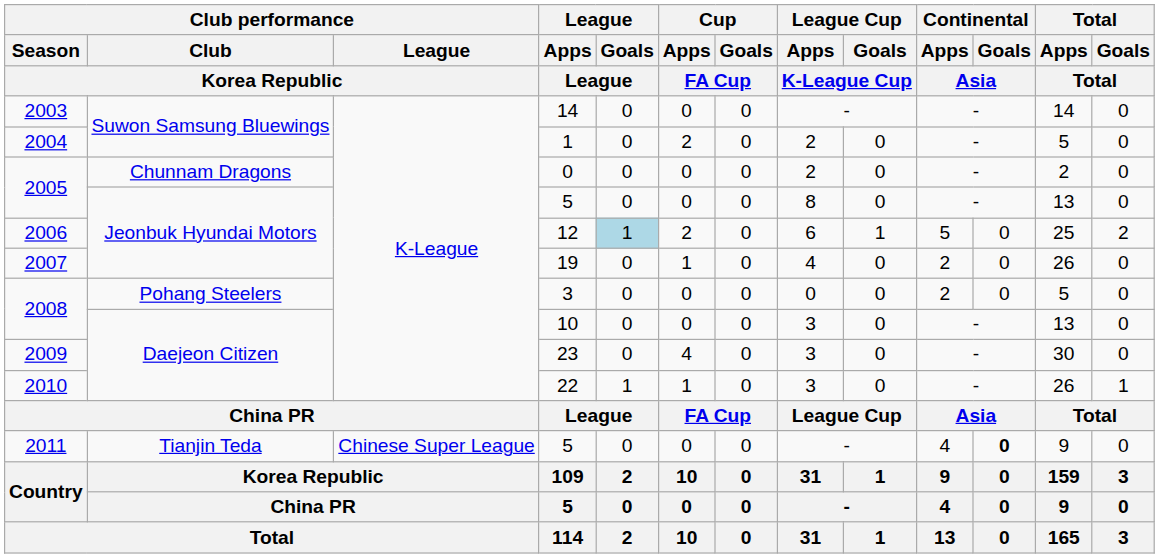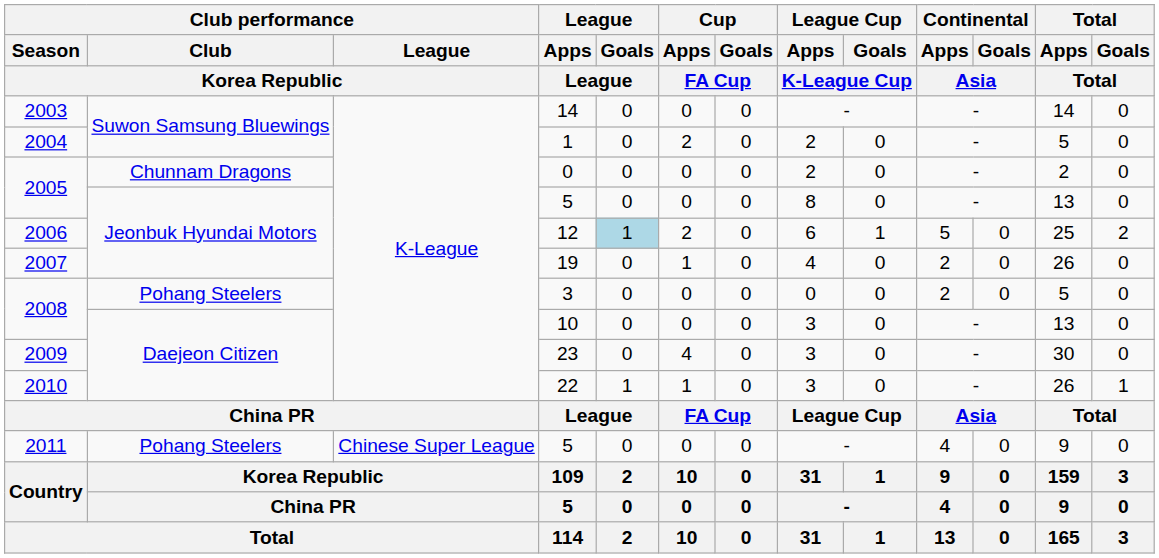(210, 446) Tianjin Teda -> (210, 446) Pohang Steelers
(1004, 446) bold -> (1004, 446) normal
